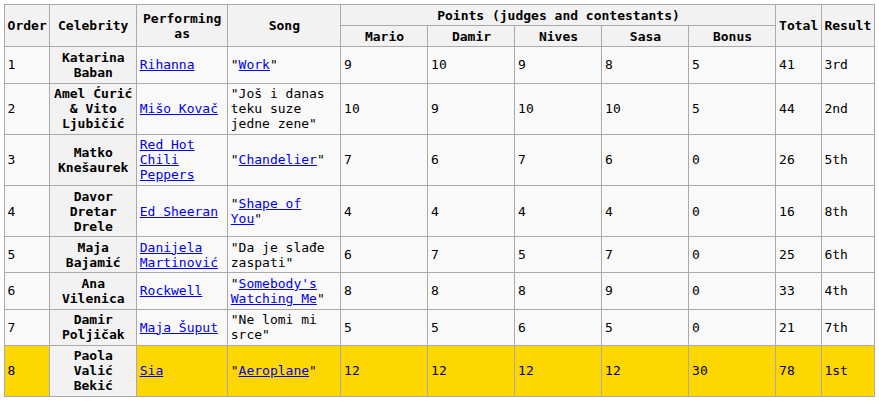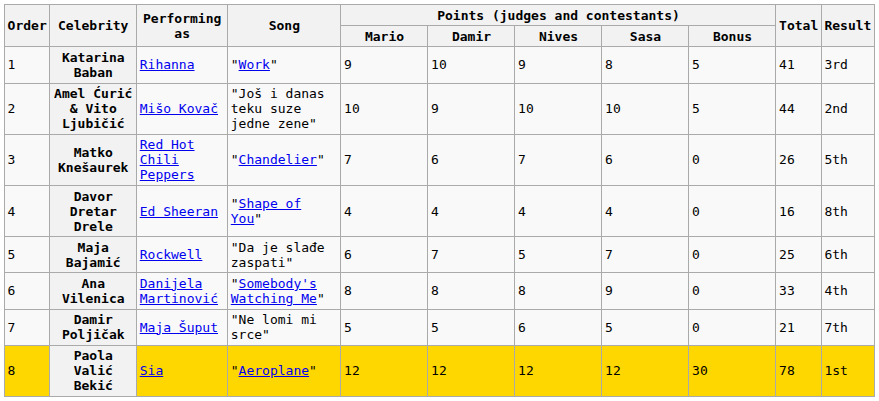(179, 255) Danijela Martinović -> (171, 255) Rockwell
(171, 291) Rockwell -> (179, 291) Danijela Martinović
